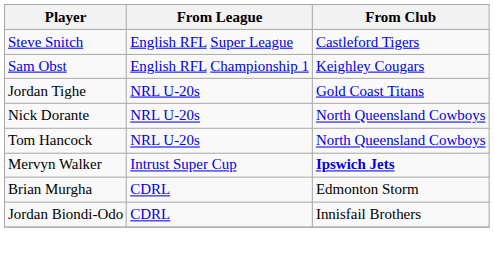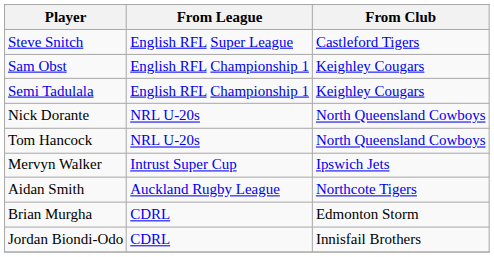+ row: (51, 91)
- row: (47, 91)
(355, 165) bold -> (353, 165) normal
+ row: (46, 190)
